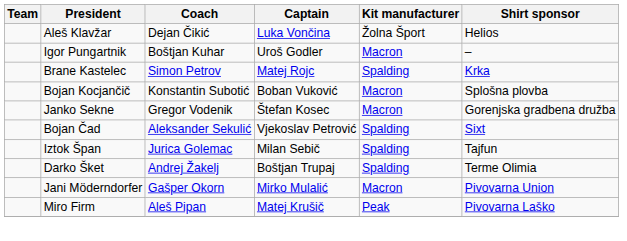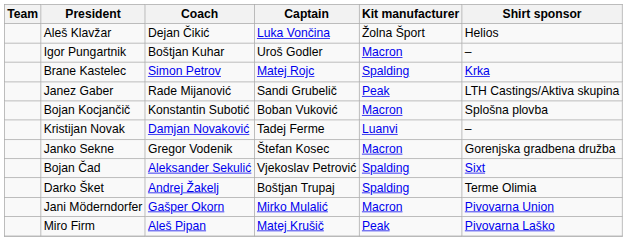+ row: (78, 91)
+ row: (84, 129)
- row: (72, 149)
